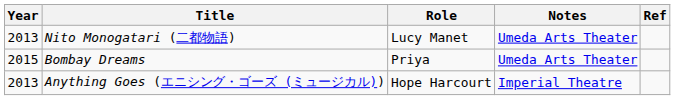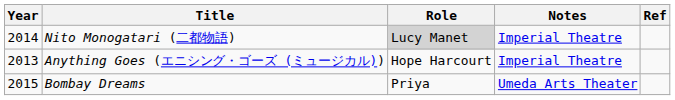(23, 37) 2013 -> (23, 37) 2014
(430, 37) no background -> (430, 37) lightgrey background
(568, 37) Umeda Arts Theater -> (560, 37) Imperial Theatre
rows swapped: (215, 82) <-> (95, 60)
